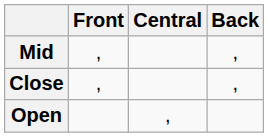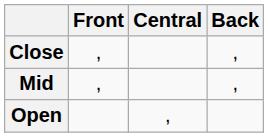rows swapped: (36, 83) <-> (36, 52)
